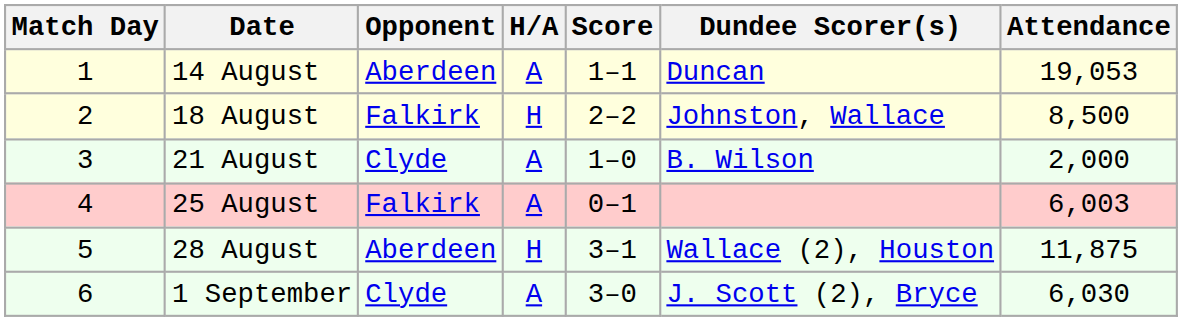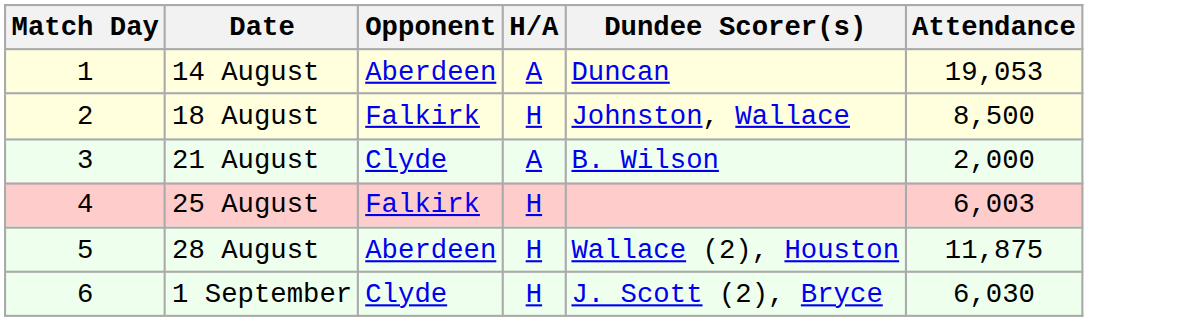- column: (612, 27)
(534, 205) A -> (534, 205) H
(534, 294) A -> (534, 294) H
